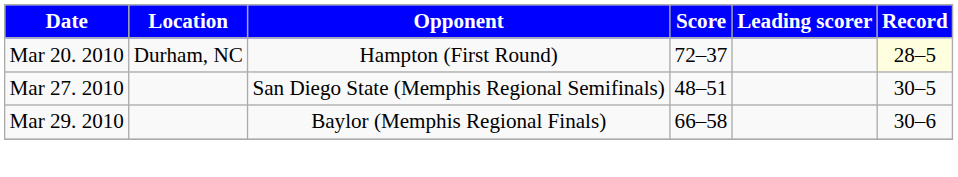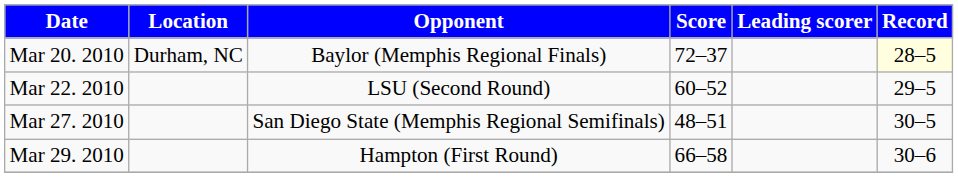(459, 54) Hampton (First Round) -> (459, 54) Baylor (Memphis Regional Finals)
+ row: (67, 88)
(459, 121) Baylor (Memphis Regional Finals) -> (459, 155) Hampton (First Round)
